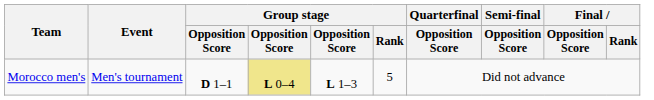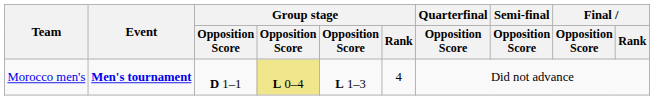(137, 77) normal -> (141, 77) bold
(390, 77) 5 -> (399, 77) 4
